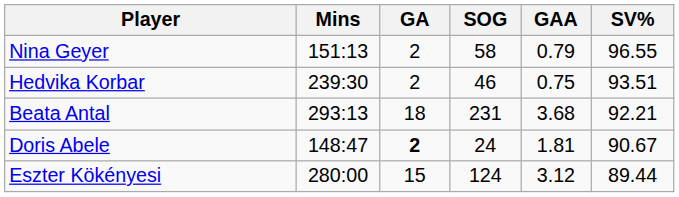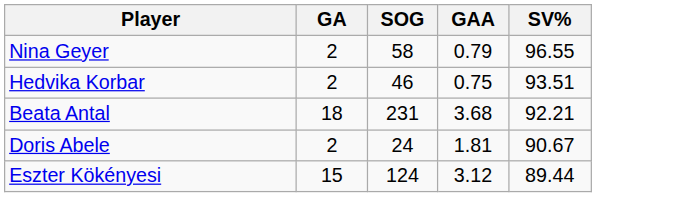- column: (338, 20)
(415, 144) bold -> (332, 144) normal
